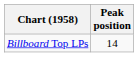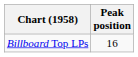(112, 43) 14 -> (112, 43) 16
